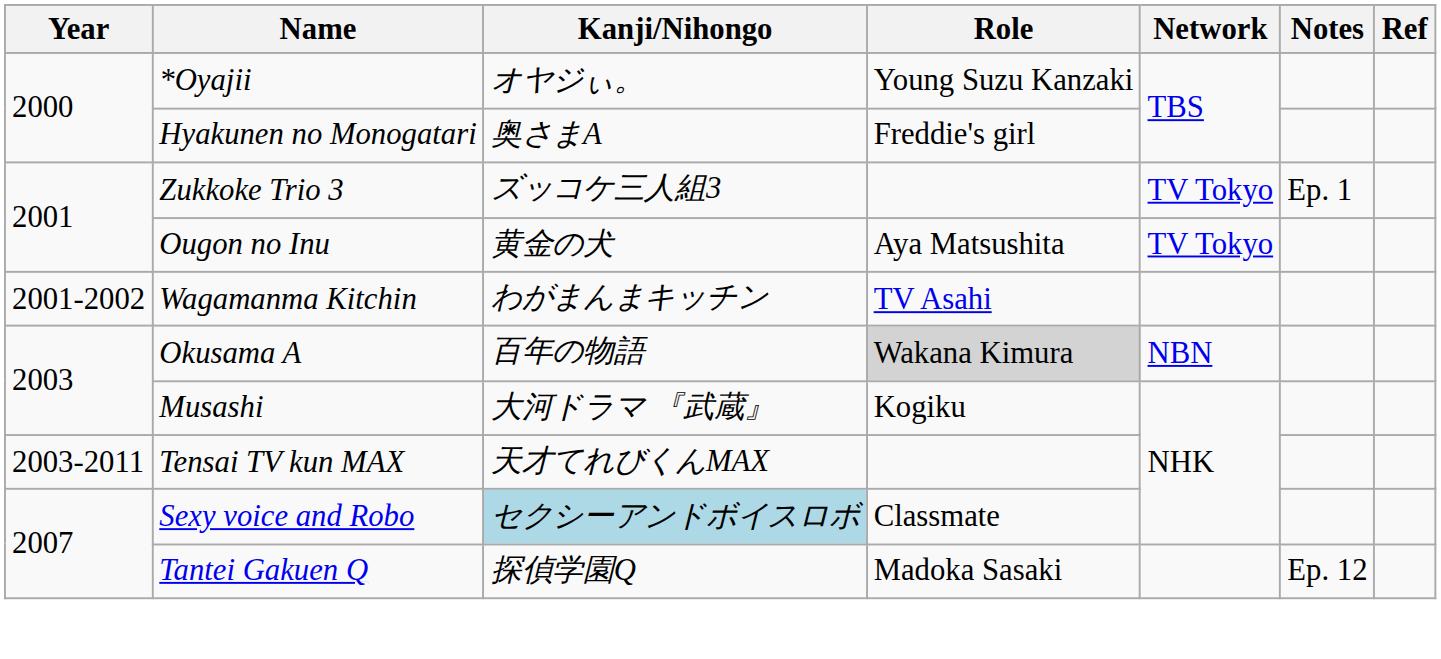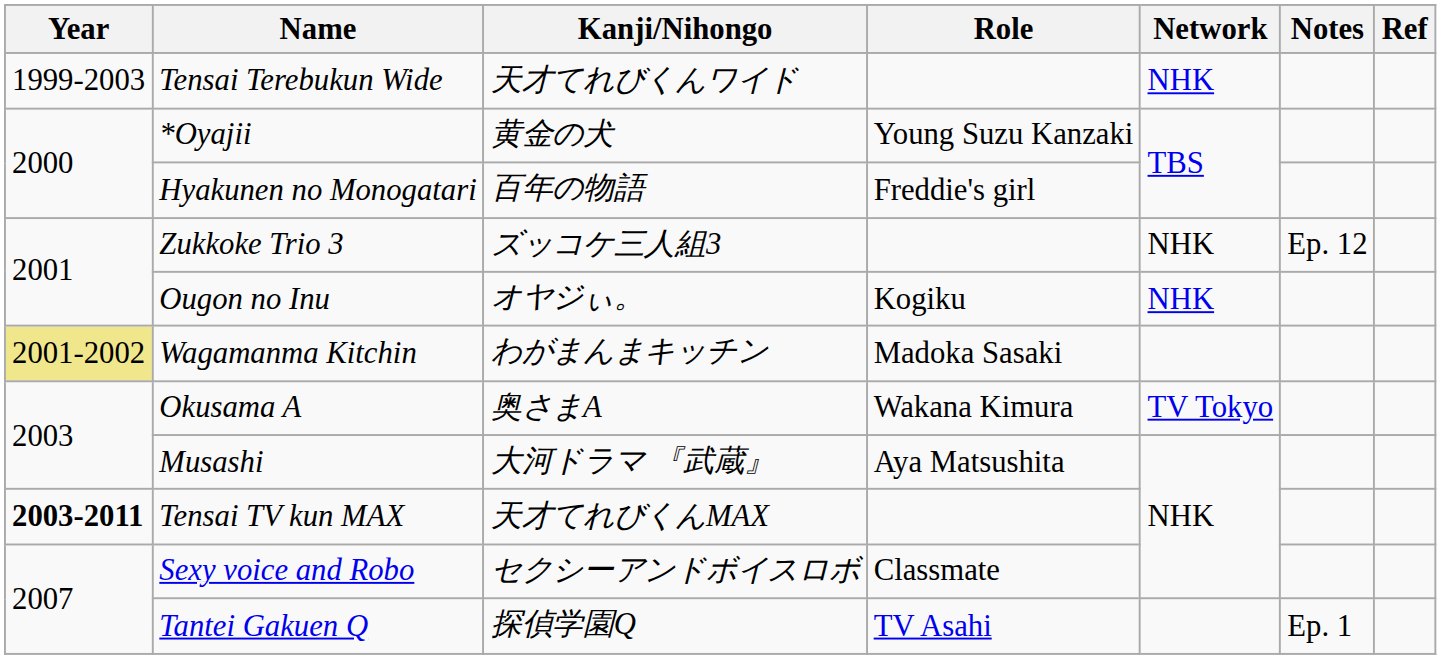+ row: (301, 80)
(568, 79) オヤジぃ。 -> (552, 133) 黄金の犬
(546, 133) 奥さまA -> (568, 188) 百年の物語
(1210, 189) TV Tokyo -> (1181, 243) NHK
(1320, 189) Ep. 1 -> (1327, 243) Ep. 12
(552, 242) 黄金の犬 -> (568, 297) オヤジぃ。
(969, 243) Aya Matsushita -> (920, 298) Kogiku
(1210, 243) TV Tokyo -> (1181, 298) NHK
(79, 298) no background -> (79, 352) khaki background
(933, 298) TV Asahi -> (968, 352) Madoka Sasaki
(568, 351) 百年の物語 -> (546, 406) 奥さまA
(974, 352) lightgrey background -> (974, 407) no background
(1180, 352) NBN -> (1210, 407) TV Tokyo
(920, 407) Kogiku -> (969, 461) Aya Matsushita
(78, 461) normal -> (78, 516) bold
(675, 515) lightblue background -> (675, 569) no background
(968, 570) Madoka Sasaki -> (933, 625) TV Asahi
(1327, 570) Ep. 12 -> (1320, 625) Ep. 1
